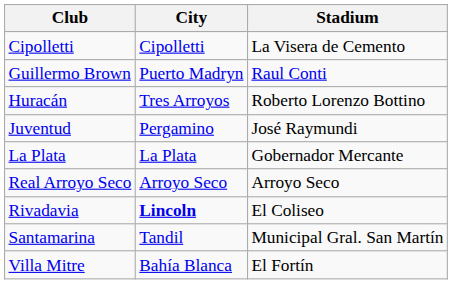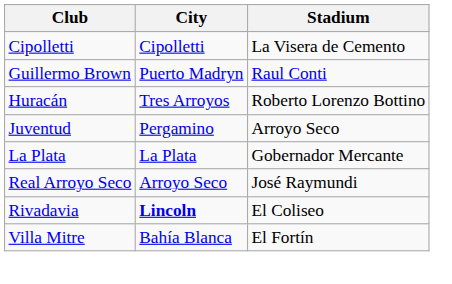(304, 127) José Raymundi -> (295, 127) Arroyo Seco
(295, 182) Arroyo Seco -> (304, 182) José Raymundi
- row: (52, 237)
